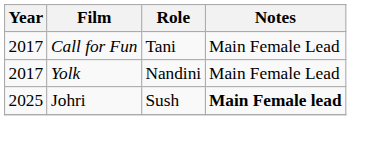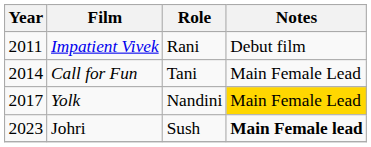+ row: (105, 45)
(26, 45) 2017 -> (26, 73) 2014
(274, 73) no background -> (296, 100) gold background
(26, 100) 2025 -> (26, 127) 2023
